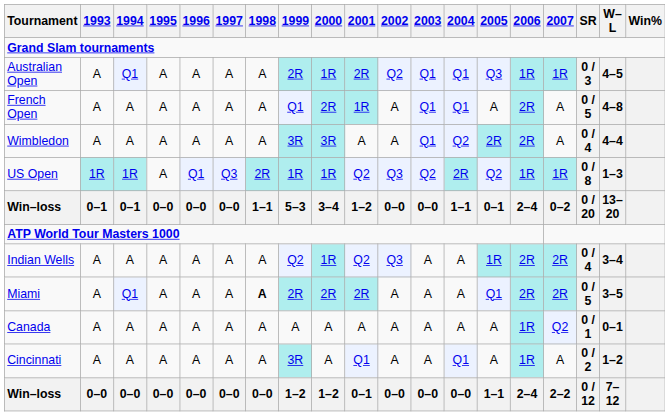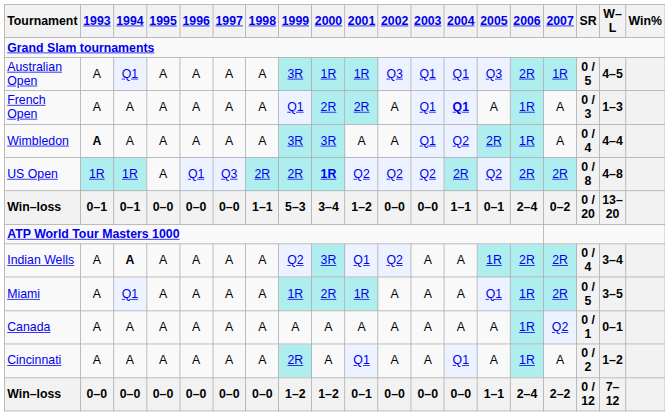(295, 74) 2R -> (295, 74) 3R
(362, 74) 2R -> (362, 74) 1R
(395, 74) Q2 -> (395, 74) Q3
(527, 74) 1R -> (527, 74) 2R
(588, 74) 0 / 3 -> (588, 74) 0 / 5
(362, 107) 1R -> (362, 107) 2R
(461, 107) normal -> (461, 107) bold
(527, 107) 2R -> (527, 107) 1R
(588, 107) 0 / 5 -> (588, 107) 0 / 3
(613, 107) 4–8 -> (613, 107) 1–3
(97, 140) normal -> (97, 140) bold
(527, 140) 2R -> (527, 140) 1R
(295, 174) 1R -> (295, 174) 2R
(328, 174) normal -> (328, 174) bold
(395, 174) Q3 -> (395, 174) Q2
(527, 174) 1R -> (527, 174) 2R
(560, 174) 1R -> (560, 174) 2R
(613, 174) 1–3 -> (613, 174) 4–8
(130, 260) normal -> (130, 260) bold
(328, 260) 1R -> (328, 260) 3R
(362, 260) Q2 -> (362, 260) Q1
(395, 260) Q3 -> (395, 260) Q2
(262, 294) bold -> (262, 294) normal
(295, 294) 2R -> (295, 294) 1R
(362, 294) 2R -> (362, 294) 1R
(527, 294) 2R -> (527, 294) 1R
(295, 360) 3R -> (295, 360) 2R
